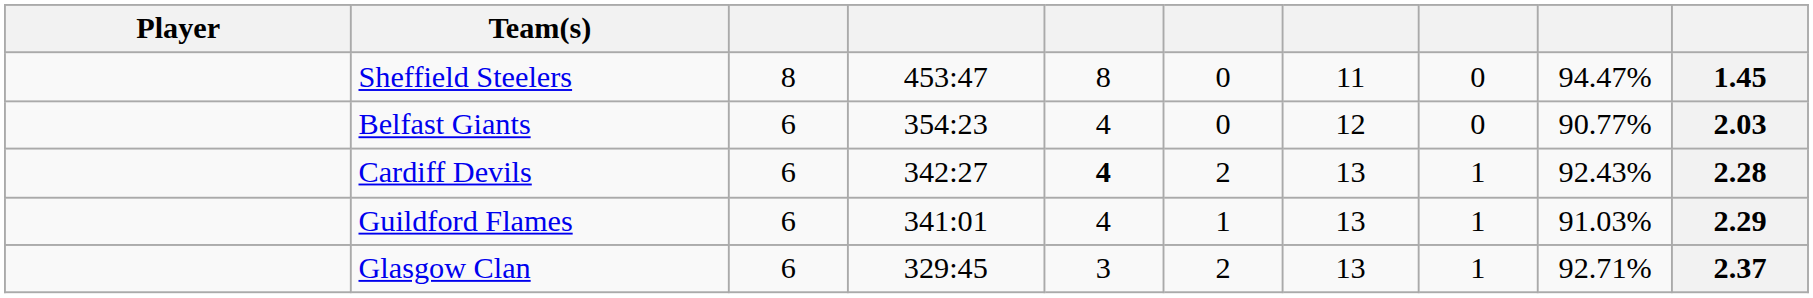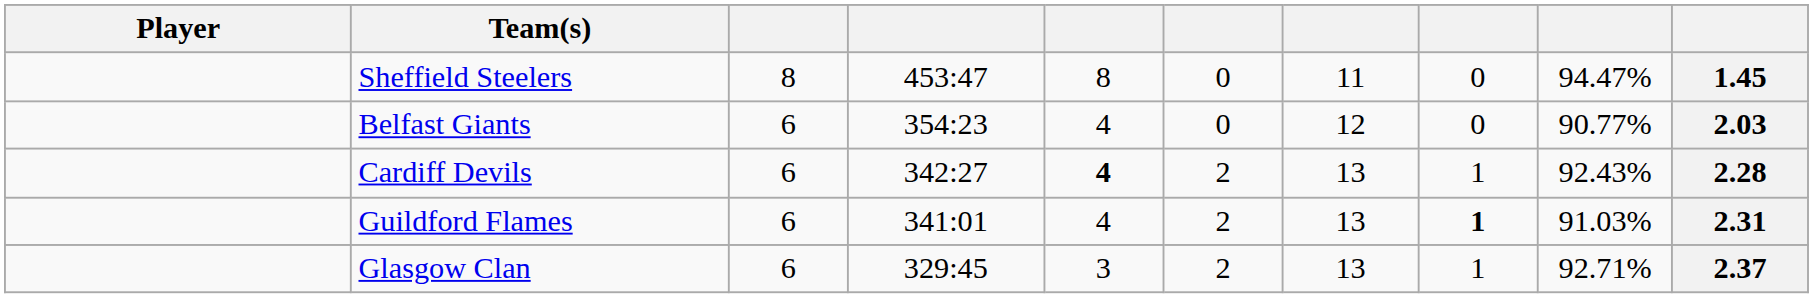(1223, 220) 1 -> (1223, 220) 2
(1478, 220) normal -> (1478, 220) bold
(1740, 220) 2.29 -> (1740, 220) 2.31
